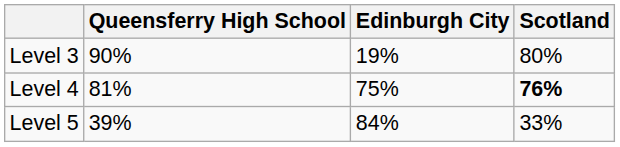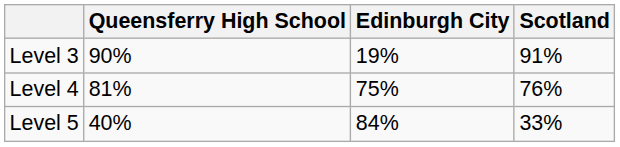(541, 55) 80% -> (541, 55) 91%
(541, 89) bold -> (541, 89) normal
(110, 123) 39% -> (110, 123) 40%
